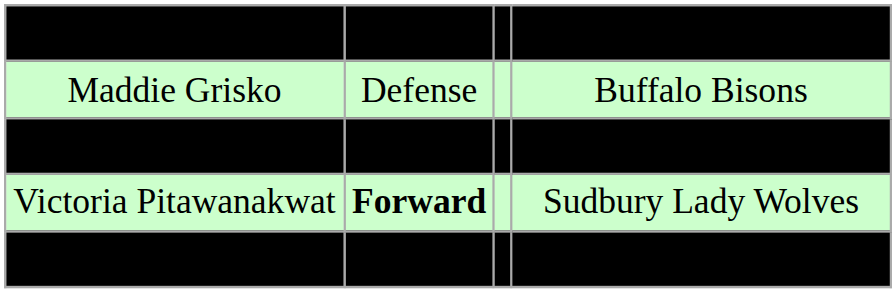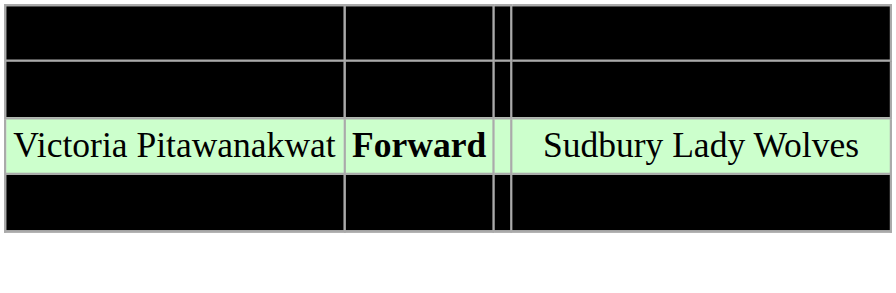- row: (174, 88)
(701, 145) Chicago Mission -> (701, 88) Burlington Jr. Barracudas
(701, 257) Burlington Jr. Barracudas -> (701, 201) Chicago Mission
